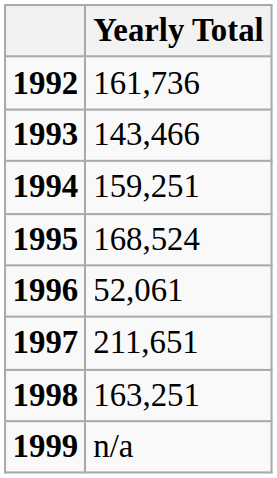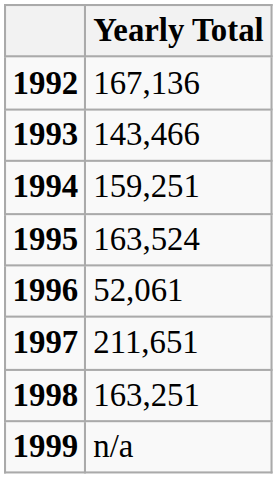(147, 82) 161,736 -> (147, 82) 167,136
(147, 238) 168,524 -> (147, 238) 163,524
